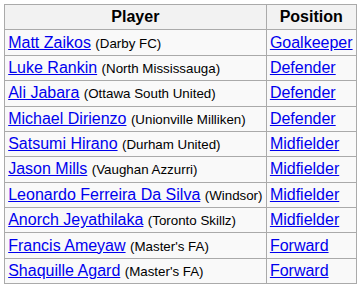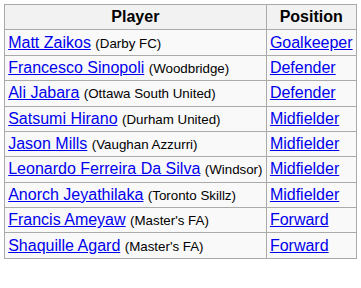+ row: (119, 67)
- row: (114, 67)
- row: (127, 118)
